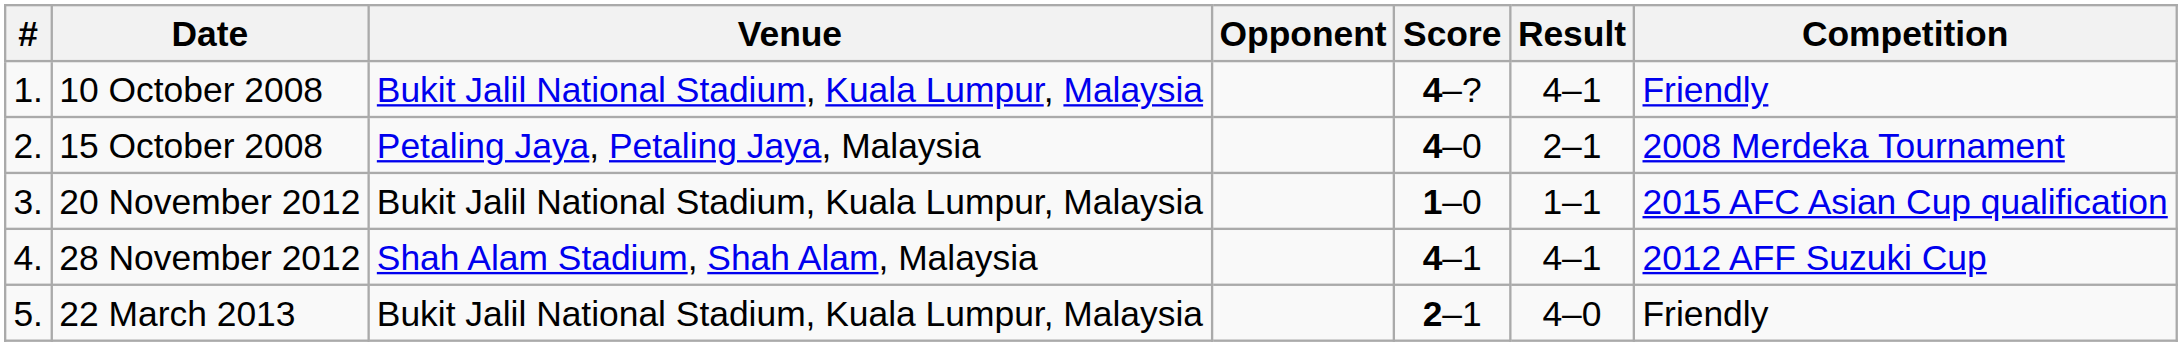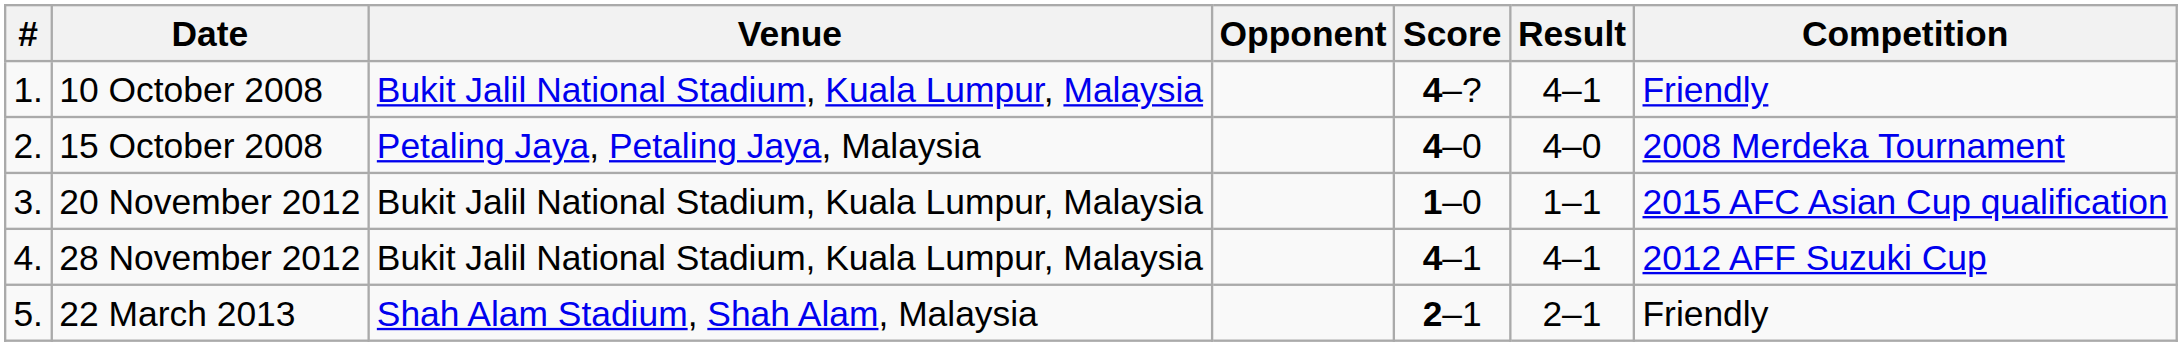(1572, 146) 2–1 -> (1572, 146) 4–0
(707, 258) Shah Alam Stadium, Shah Alam, Malaysia -> (790, 258) Bukit Jalil National Stadium, Kuala Lumpur, Malaysia
(790, 314) Bukit Jalil National Stadium, Kuala Lumpur, Malaysia -> (707, 314) Shah Alam Stadium, Shah Alam, Malaysia
(1572, 314) 4–0 -> (1572, 314) 2–1
